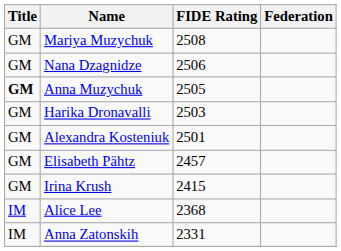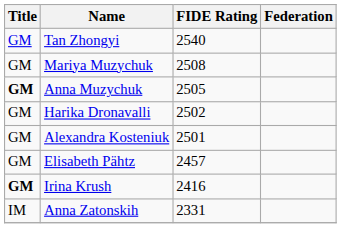+ row: (82, 40)
- row: (93, 64)
(191, 113) 2503 -> (191, 113) 2502
(20, 185) normal -> (21, 185) bold
(191, 185) 2415 -> (191, 185) 2416
- row: (73, 210)
